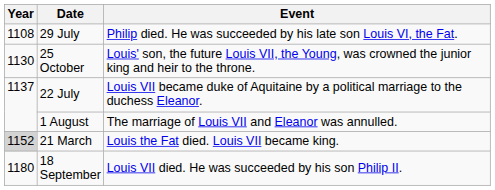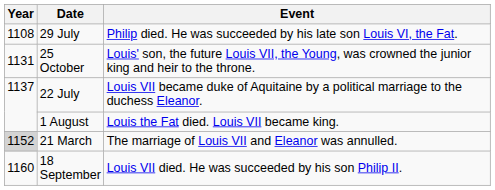(21, 61) 1130 -> (21, 61) 1131
(252, 121) The marriage of Louis VII and Eleanor was annulled. -> (223, 121) Louis the Fat died. Louis VII became king.
(223, 141) Louis the Fat died. Louis VII became king. -> (252, 141) The marriage of Louis VII and Eleanor was annulled.
(21, 168) 1180 -> (21, 168) 1160
